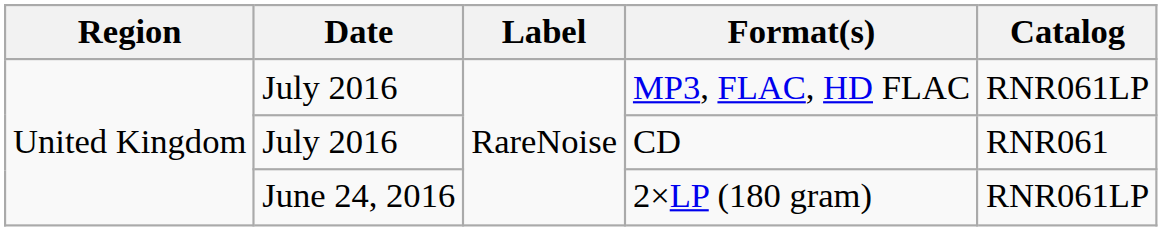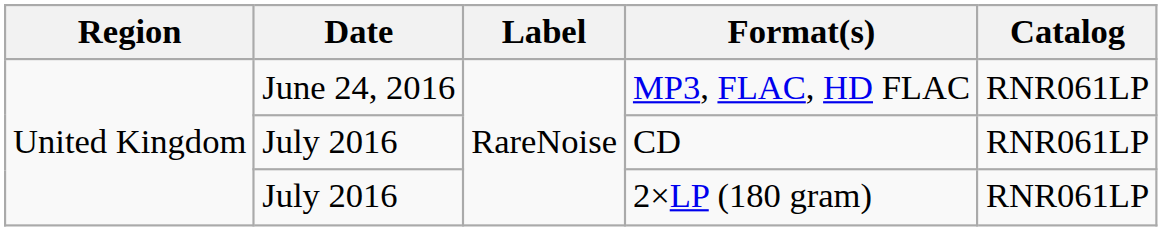(330, 86) July 2016 -> (359, 86) June 24, 2016
(1047, 141) RNR061 -> (1068, 141) RNR061LP
(359, 196) June 24, 2016 -> (330, 196) July 2016
